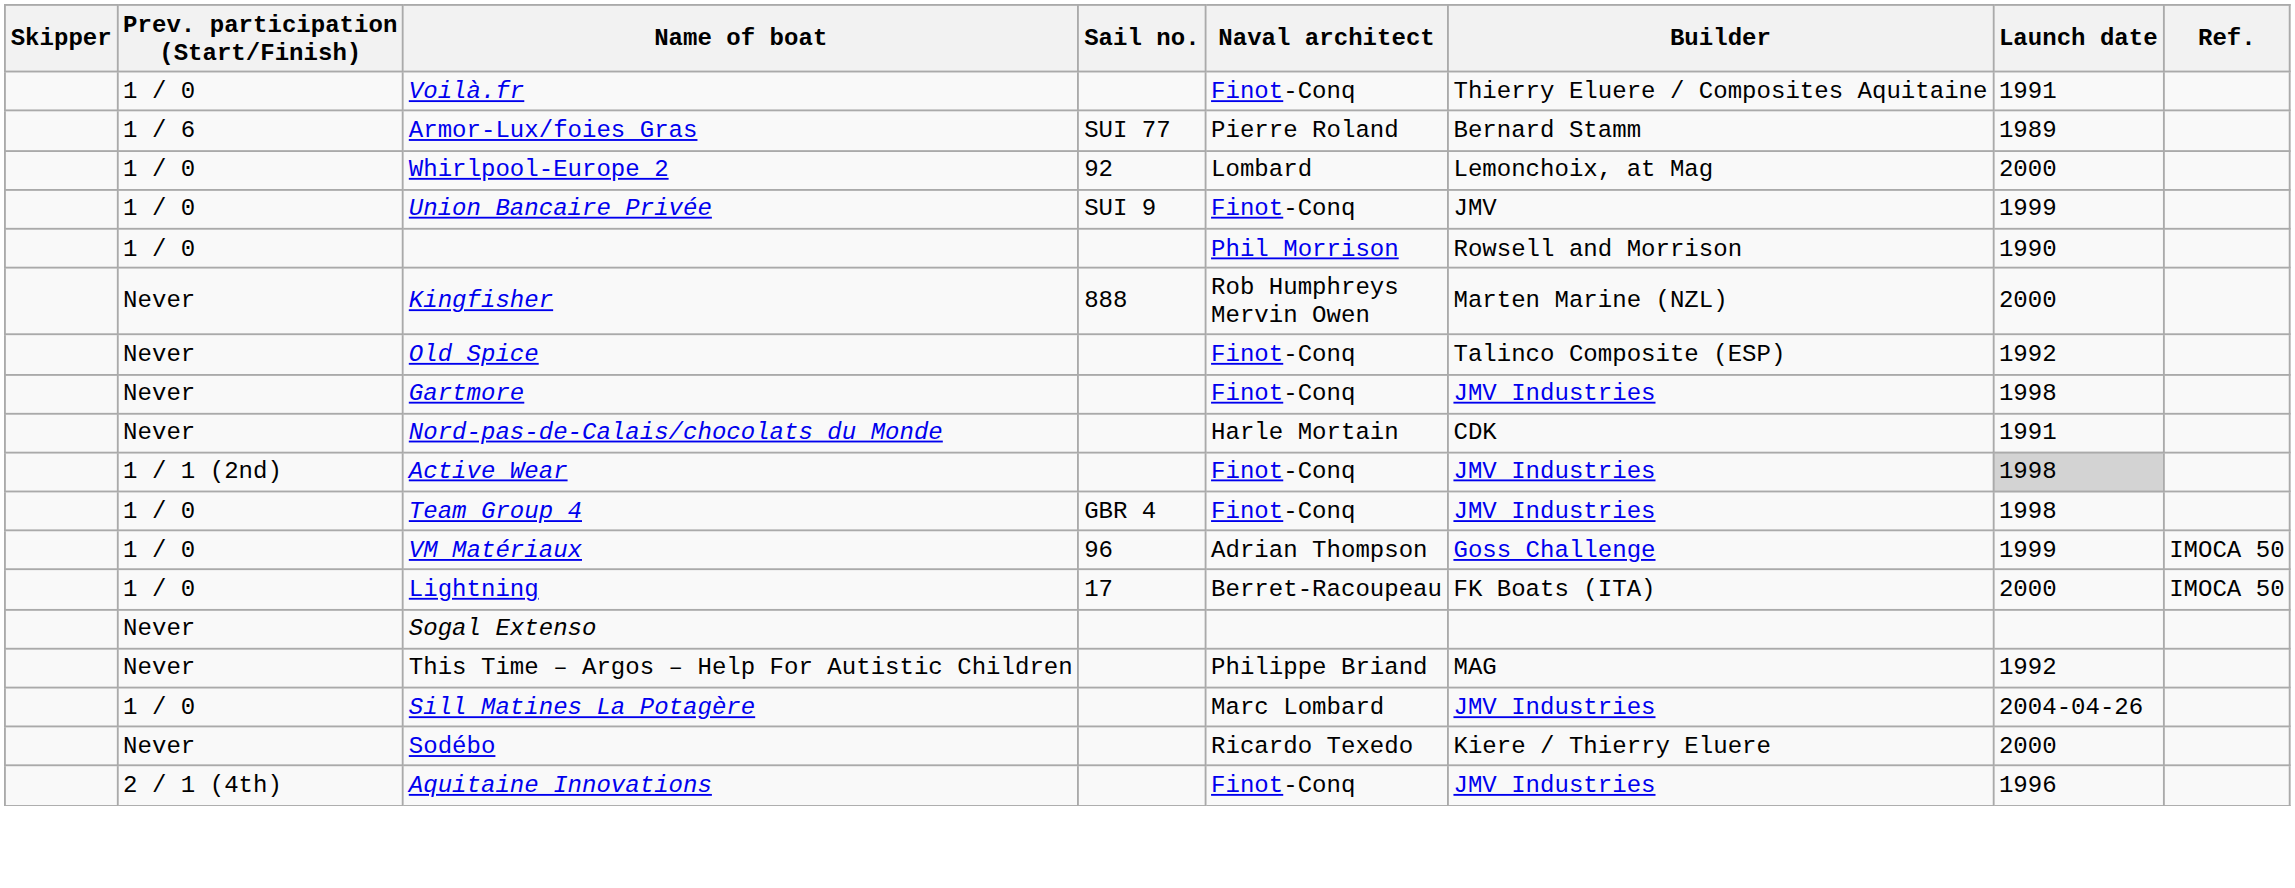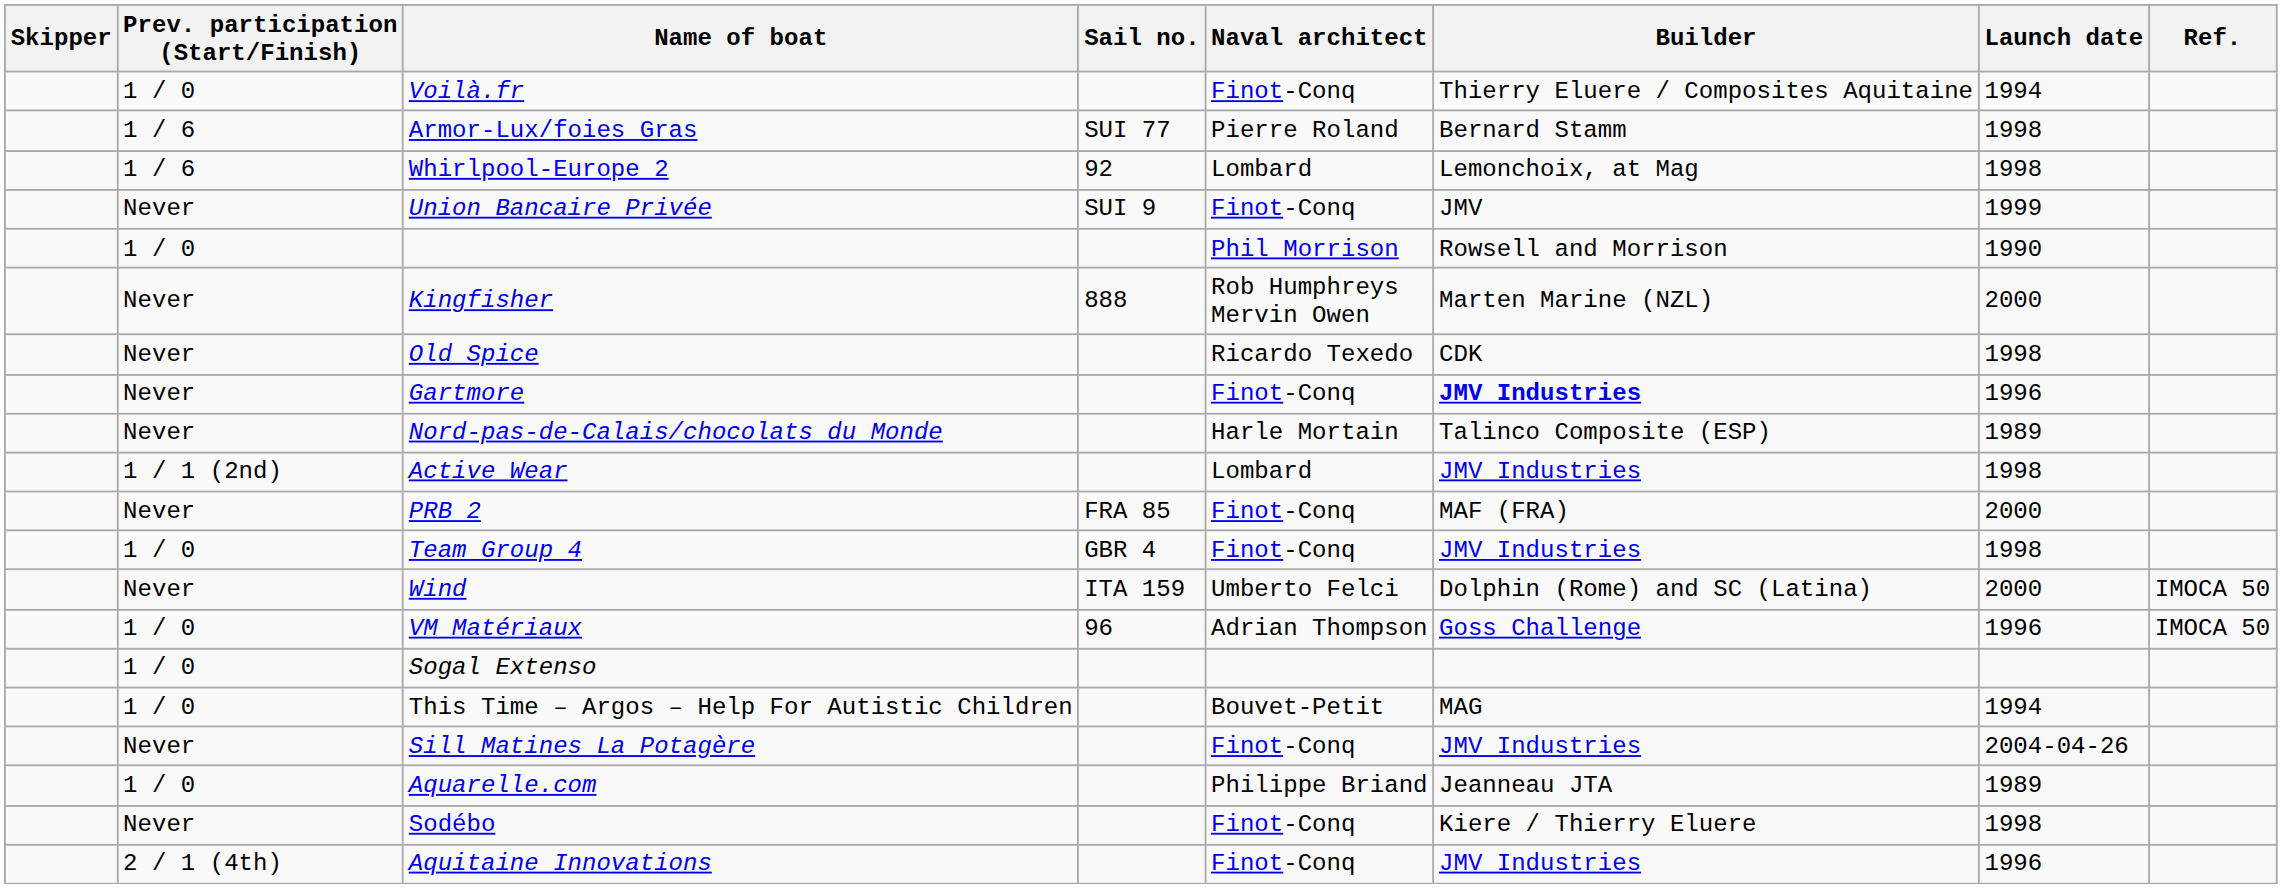(2028, 91) 1991 -> (2013, 91) 1994
(2028, 131) 1989 -> (2013, 131) 1998
(159, 170) 1 / 0 -> (159, 170) 1 / 6
(2028, 170) 2000 -> (2013, 170) 1998
(159, 209) 1 / 0 -> (159, 209) Never
(1283, 354) Finot-Conq -> (1312, 354) Ricardo Texedo
(1619, 354) Talinco Composite (ESP) -> (1461, 354) CDK
(2028, 354) 1992 -> (2013, 354) 1998
(1554, 394) normal -> (1540, 394) bold
(2028, 394) 1998 -> (2013, 394) 1996
(1475, 433) CDK -> (1605, 433) Talinco Composite (ESP)
(2028, 433) 1991 -> (2013, 433) 1989
(1283, 472) Finot-Conq -> (1262, 472) Lombard
(2028, 472) lightgrey background -> (2013, 472) no background
+ row: (445, 511)
+ row: (438, 590)
(2028, 550) 1999 -> (2013, 629) 1996
- row: (474, 590)
(159, 629) Never -> (159, 668) 1 / 0
(159, 668) Never -> (159, 707) 1 / 0
(1319, 668) Philippe Briand -> (1298, 707) Bouvet-Petit
(2028, 668) 1992 -> (2013, 707) 1994
(159, 707) 1 / 0 -> (159, 746) Never
(1298, 707) Marc Lombard -> (1283, 746) Finot-Conq
+ row: (503, 786)
(1312, 746) Ricardo Texedo -> (1283, 825) Finot-Conq
(2028, 746) 2000 -> (2013, 825) 1998
